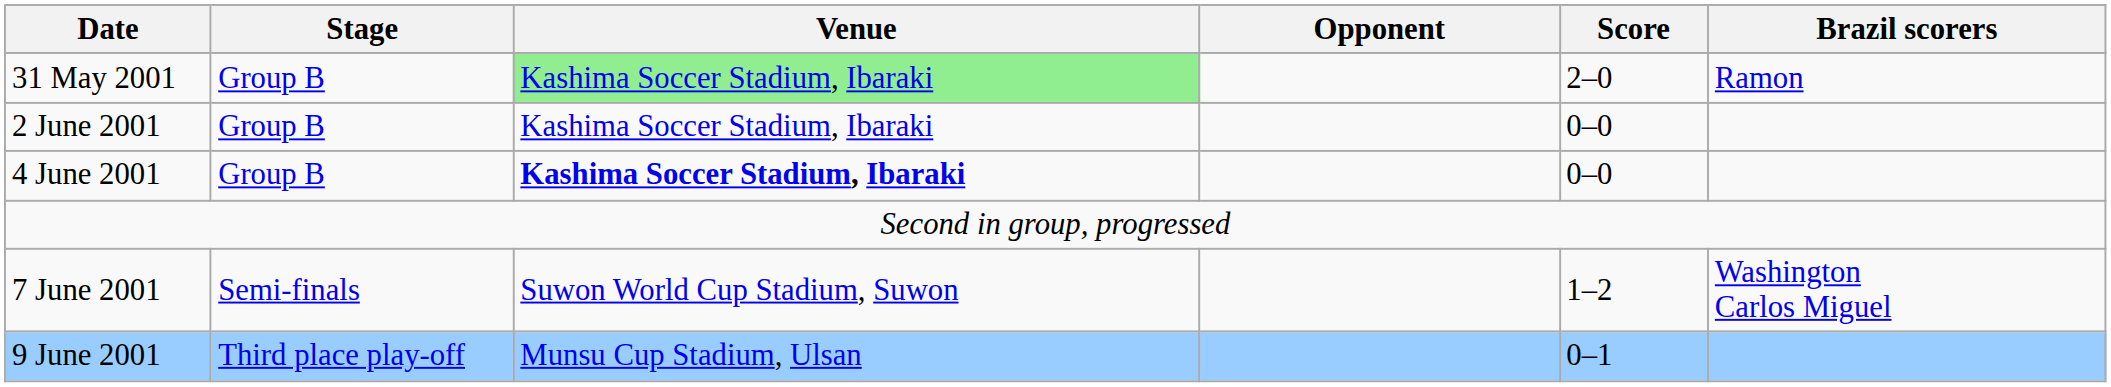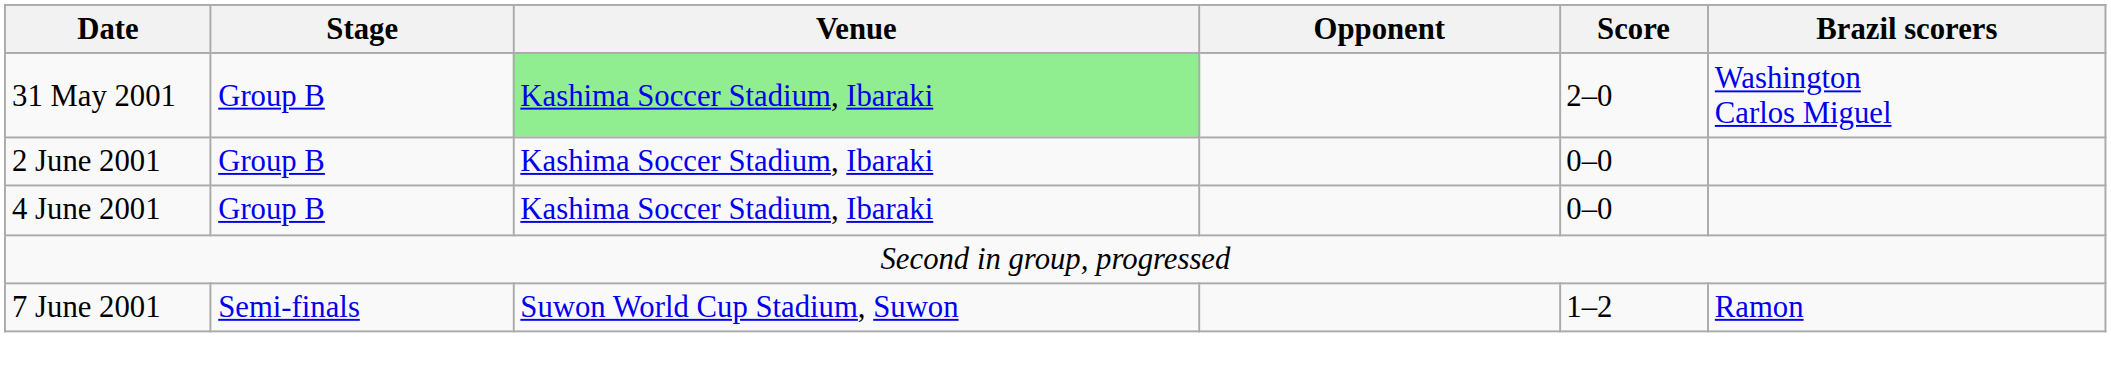(1759, 77) Ramon -> (1803, 94) Washington Carlos Miguel
(743, 175) bold -> (727, 209) normal
(1803, 289) Washington Carlos Miguel -> (1759, 307) Ramon
- row: (86, 355)
